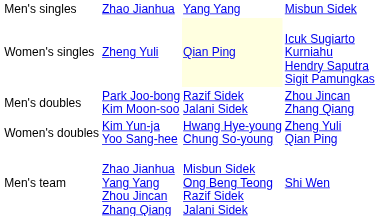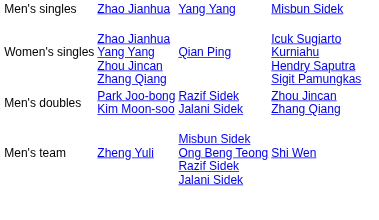(130, 52) Zheng Yuli -> (134, 59) Zhao Jianhua Yang Yang Zhou Jincan Zhang Qiang
(209, 52) lightyellow background -> (205, 52) no background
- row: (52, 132)
(138, 189) Zhao Jianhua Yang Yang Zhou Jincan Zhang Qiang -> (126, 153) Zheng Yuli
